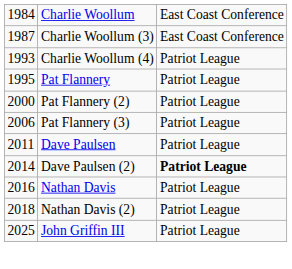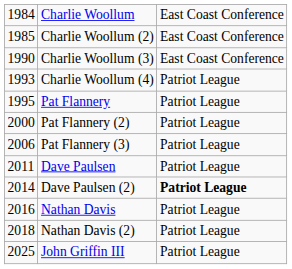+ row: (97, 36)
(21, 36) 1987 -> (21, 58) 1990
